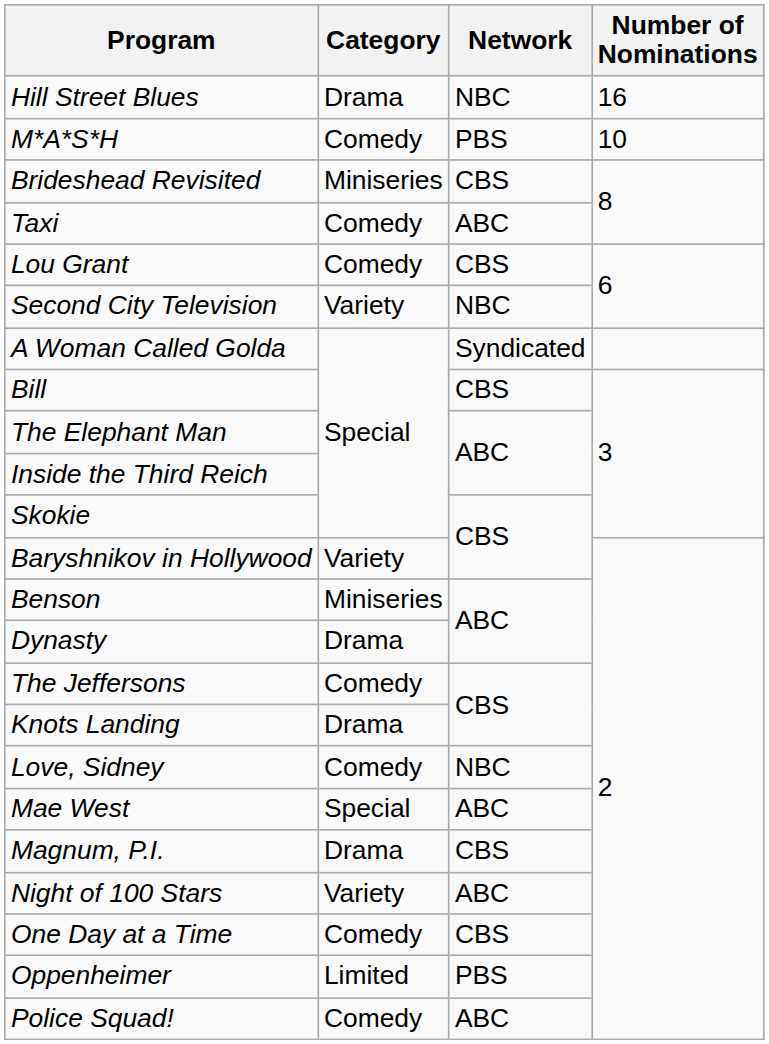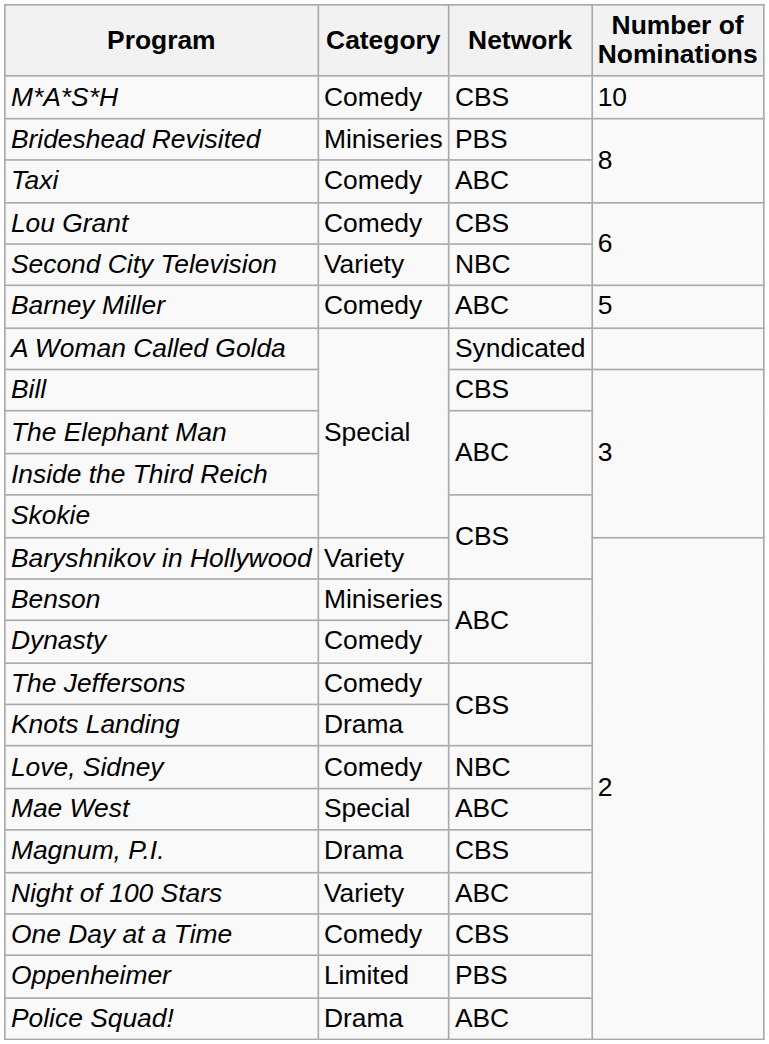- row: (105, 97)
(481, 138) PBS -> (482, 97) CBS
(482, 180) CBS -> (481, 138) PBS
+ row: (88, 306)
(364, 641) Drama -> (373, 641) Comedy
(373, 1018) Comedy -> (364, 1018) Drama
